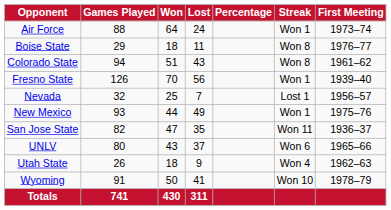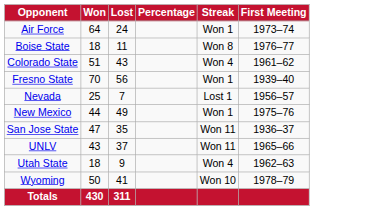- column: (119, 12)
(295, 63) Won 8 -> (218, 63) Won 4
(295, 146) Won 6 -> (218, 146) Won 11
